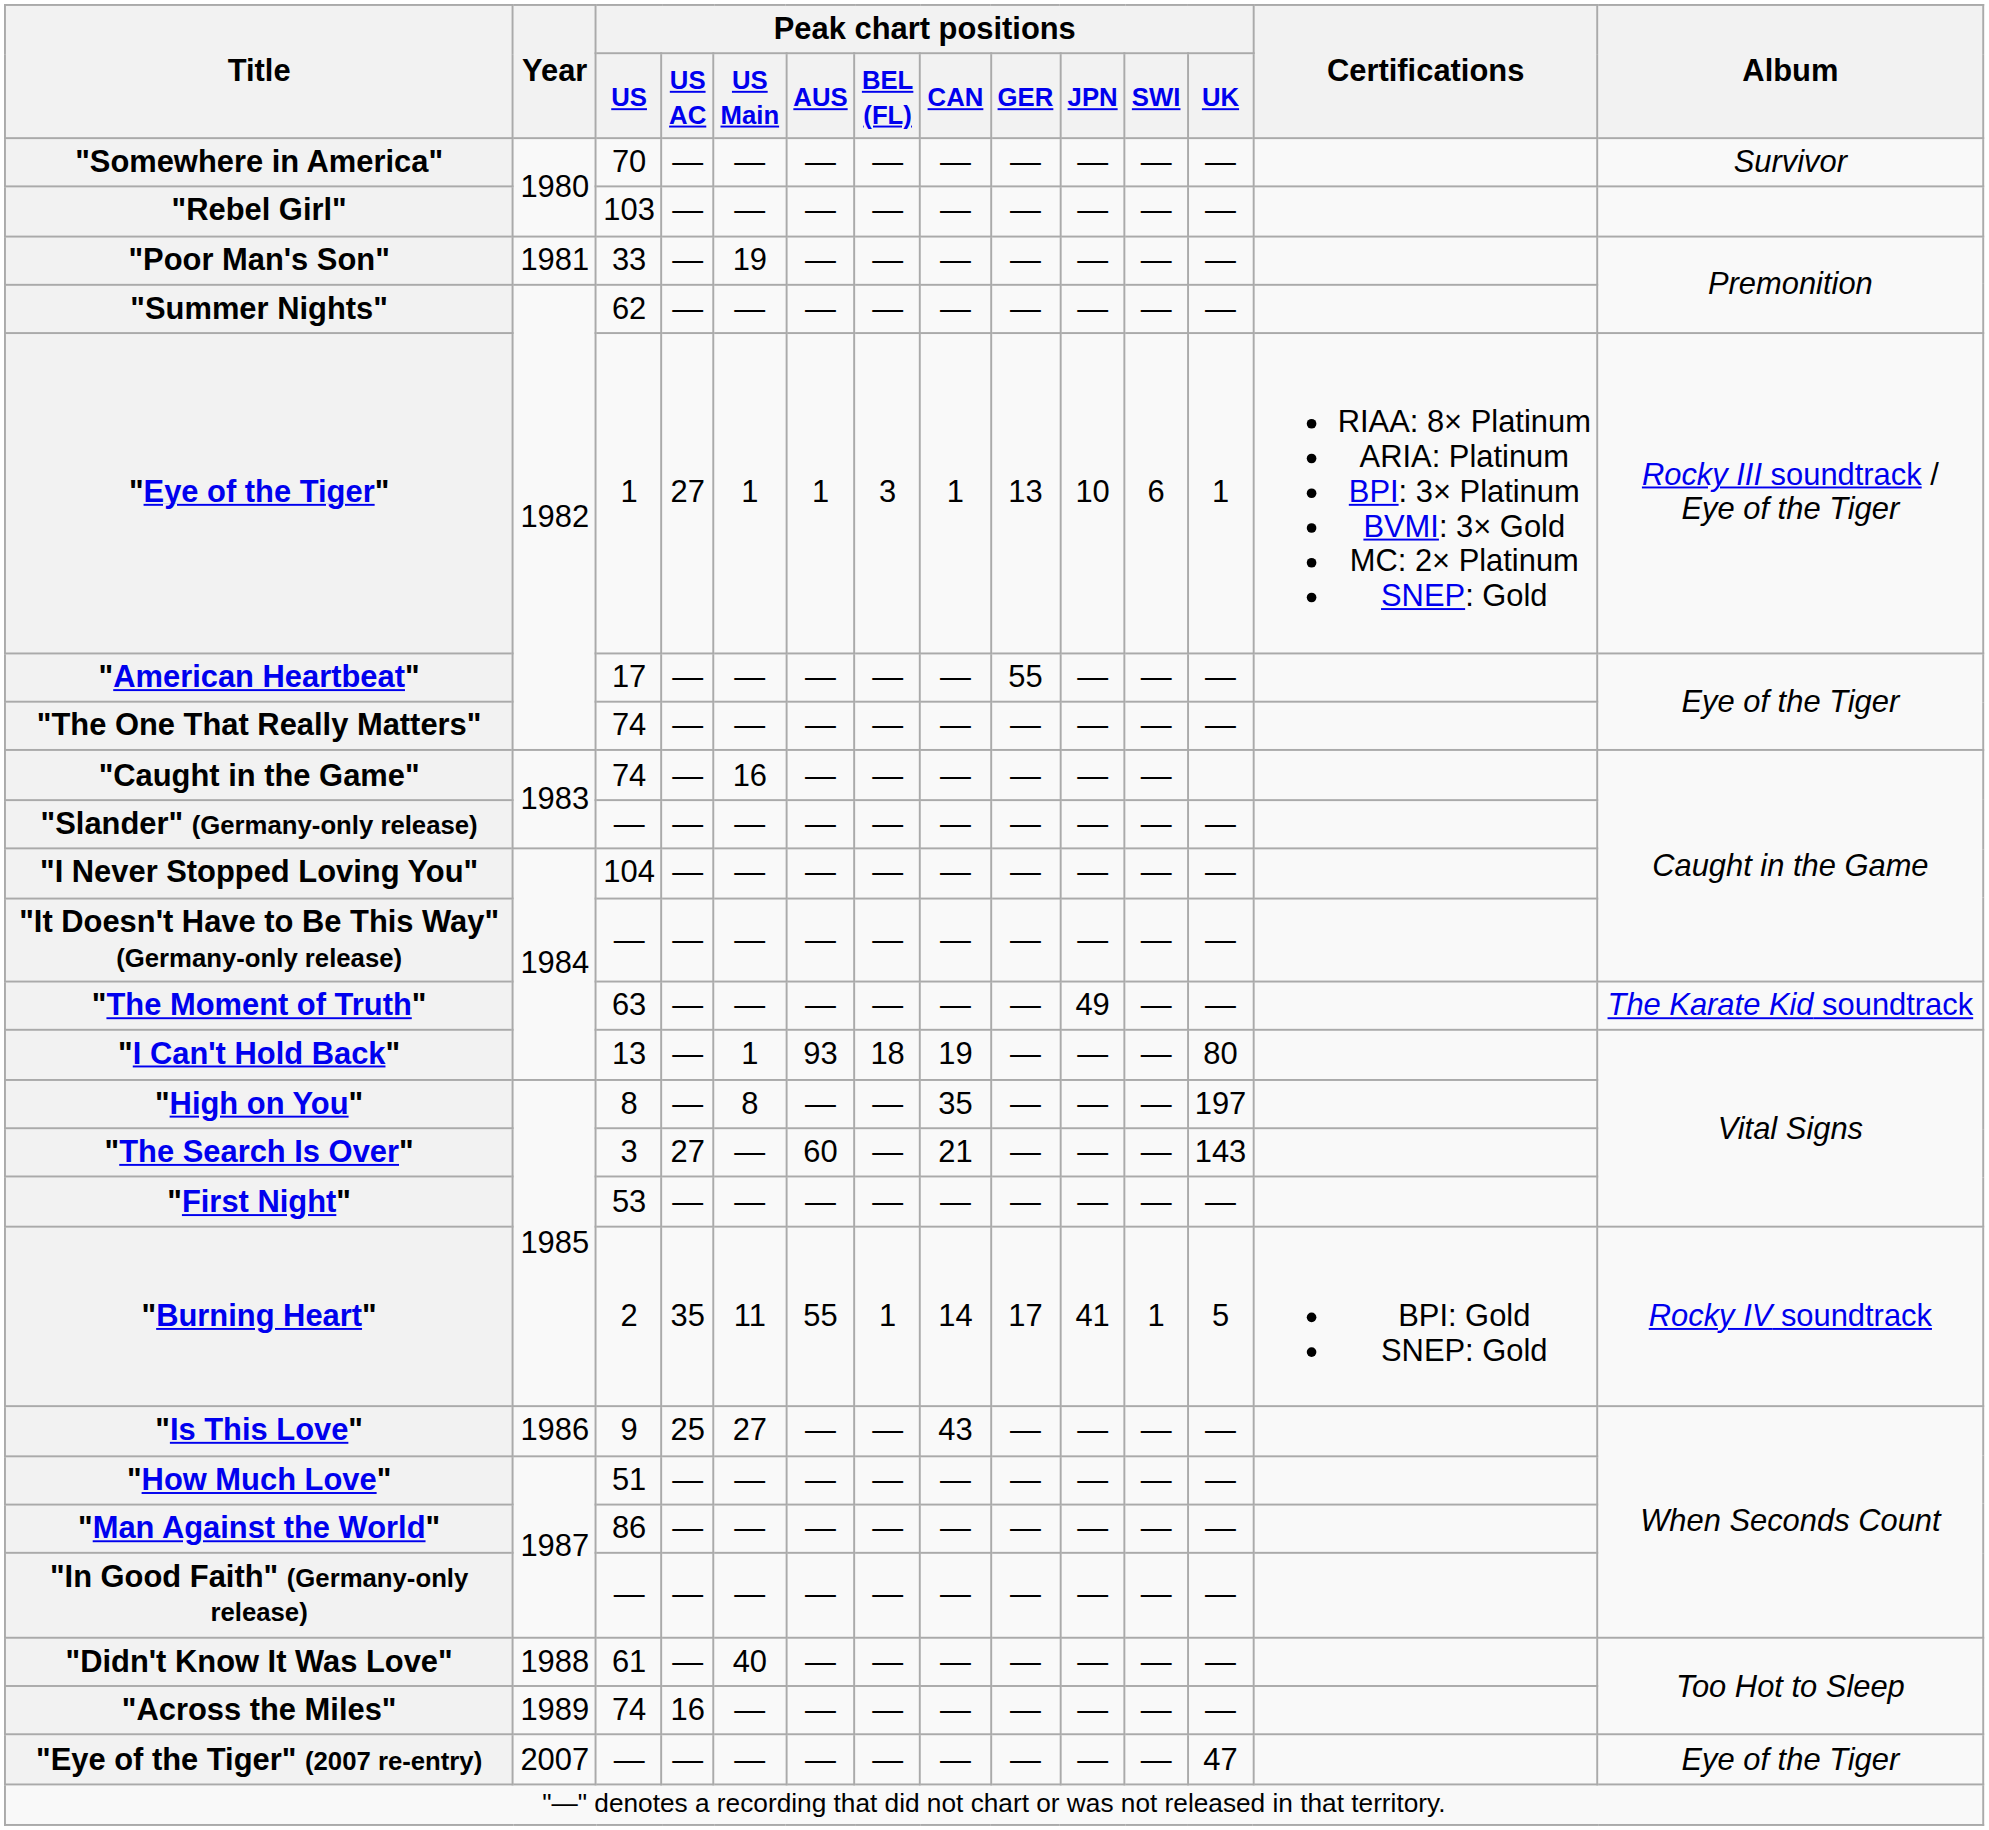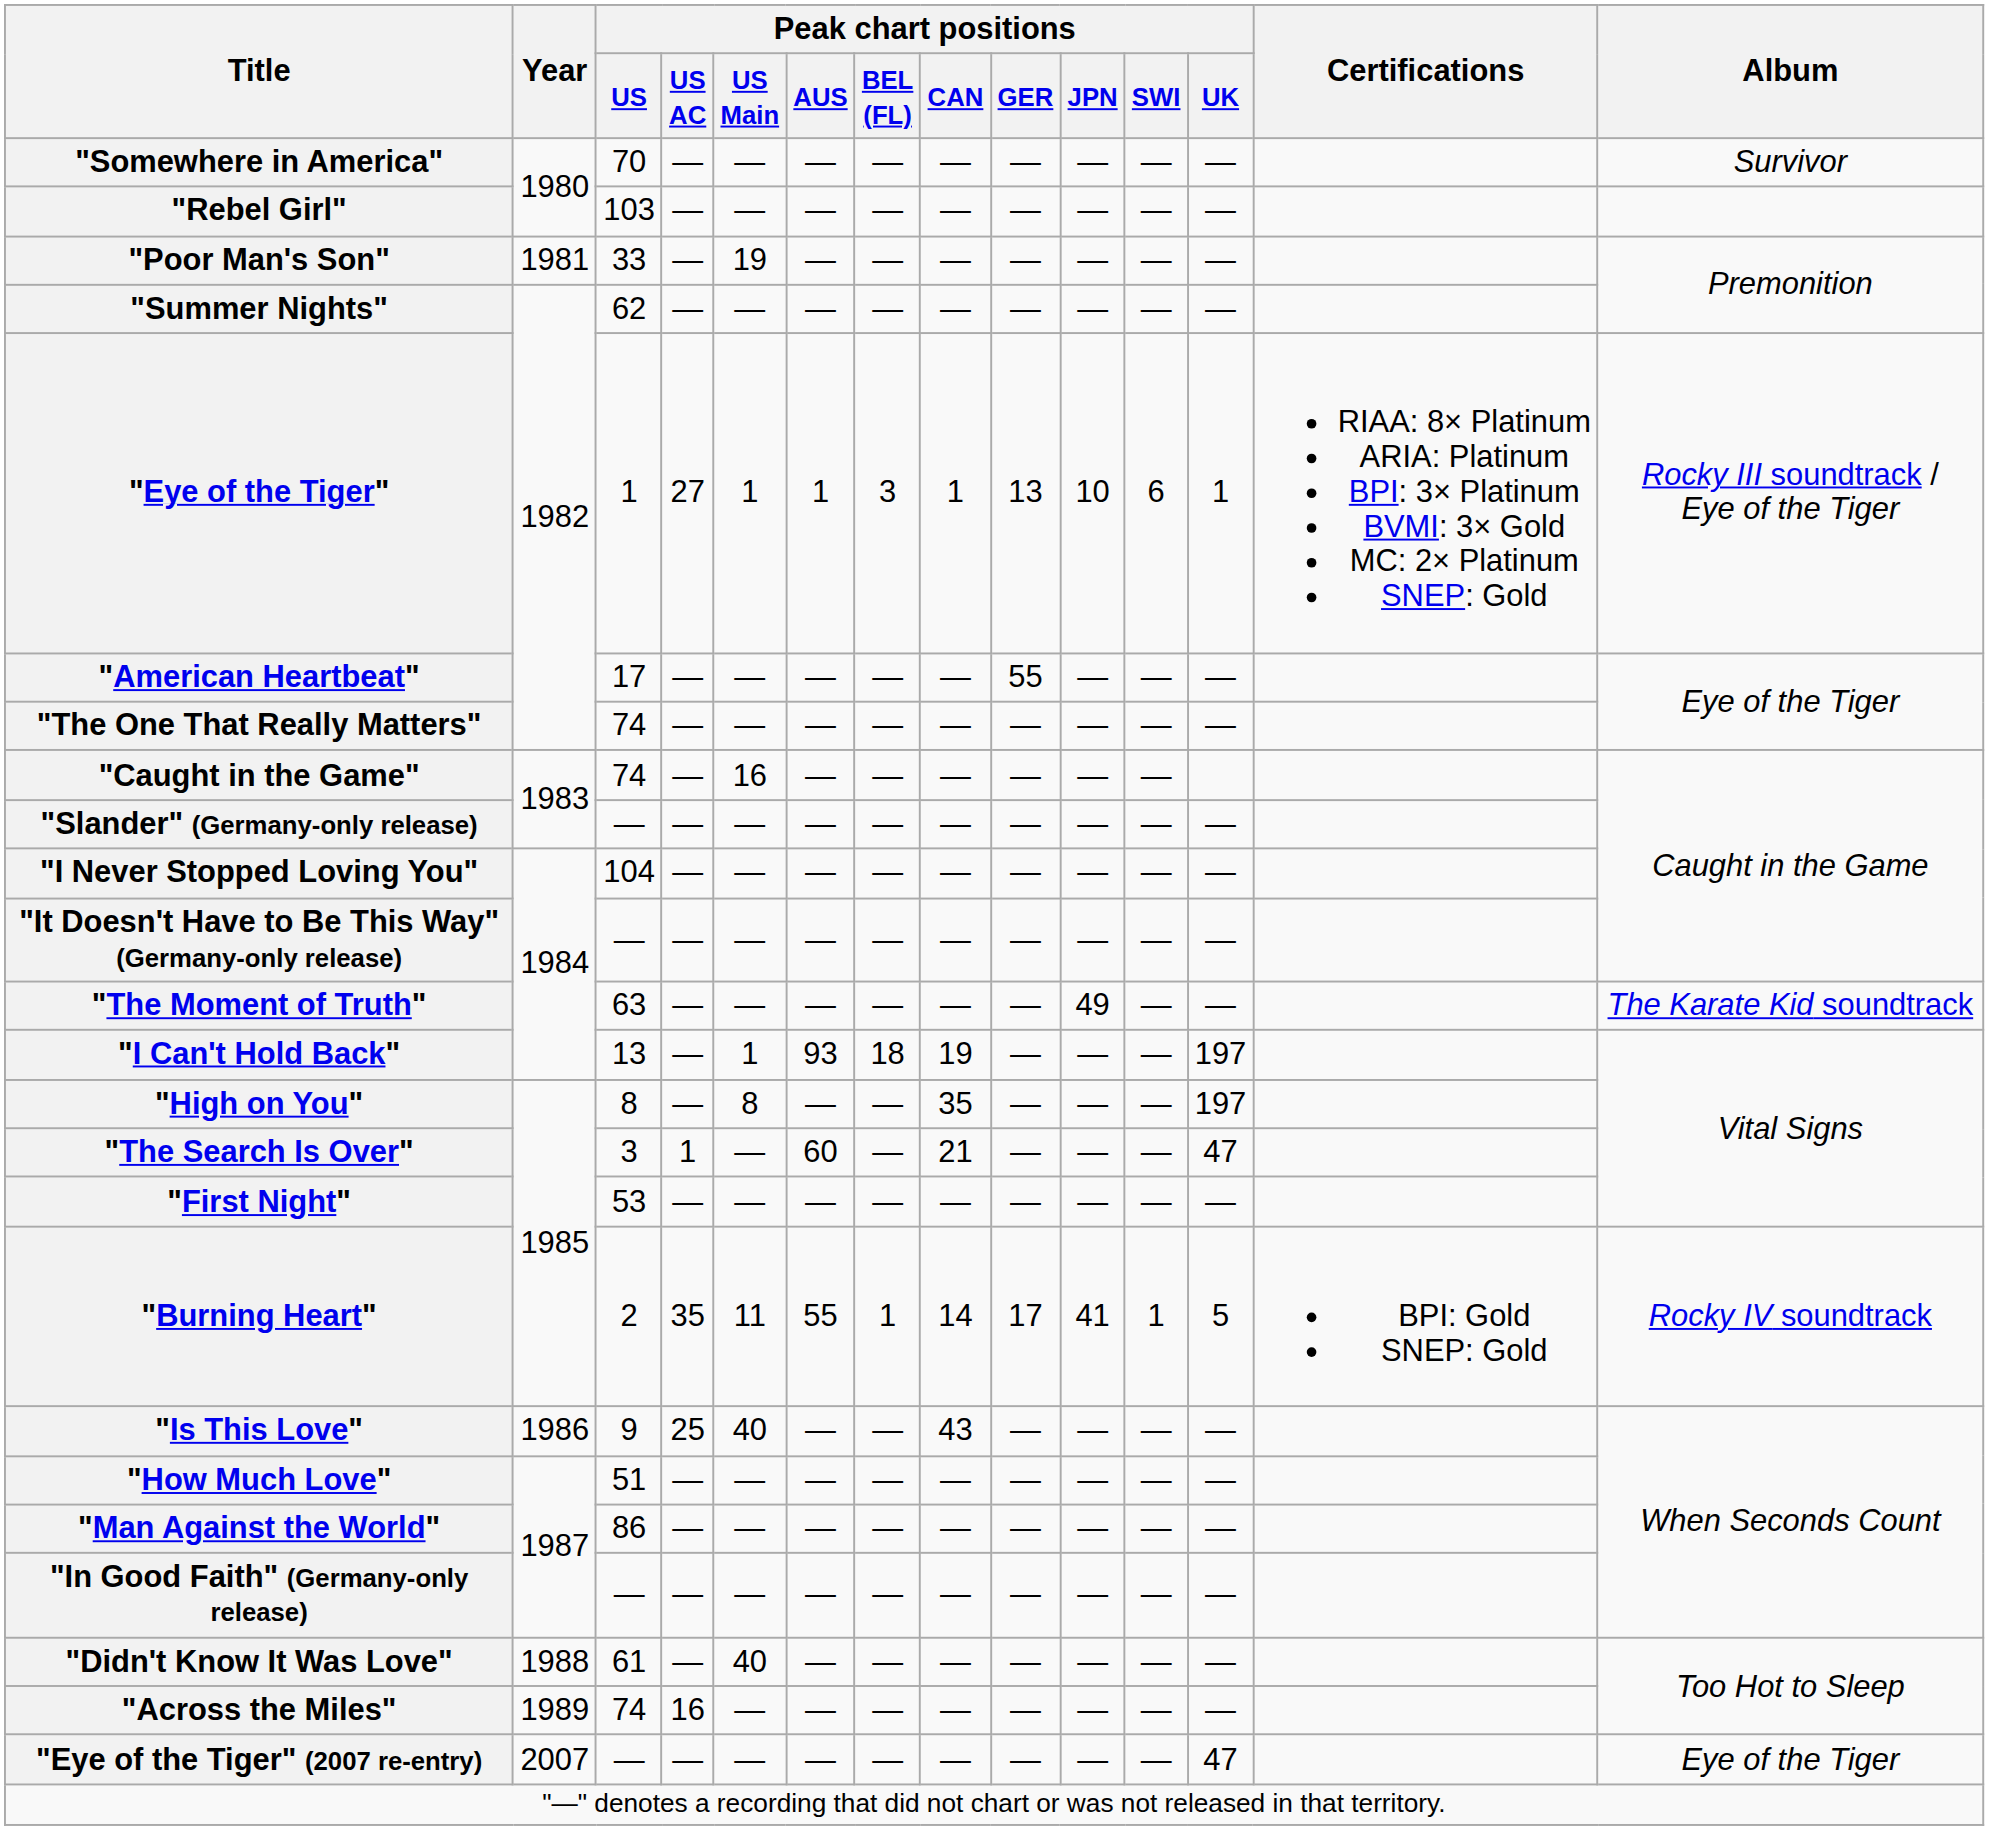(1220, 1054) 80 -> (1220, 1054) 197
(688, 1152) 27 -> (688, 1152) 1
(1220, 1152) 143 -> (1220, 1152) 47
(750, 1430) 27 -> (750, 1430) 40
